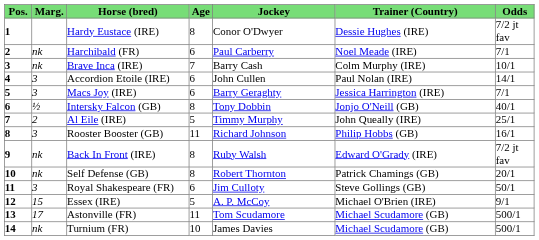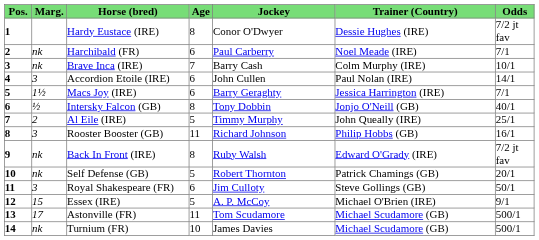(35, 92) 3 -> (39, 92) 1½
(192, 173) 8 -> (192, 173) 5
